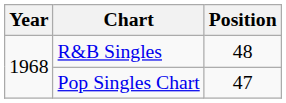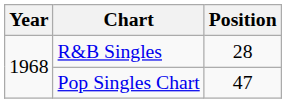(243, 51) 48 -> (243, 51) 28
